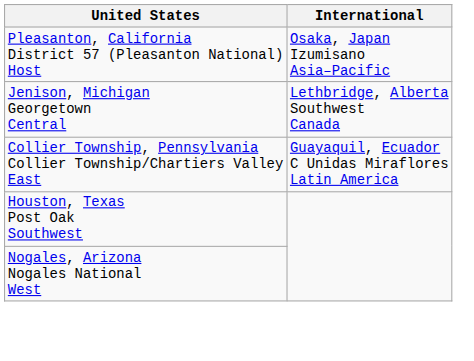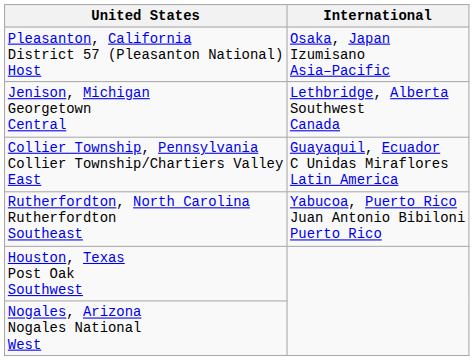+ row: (129, 219)
